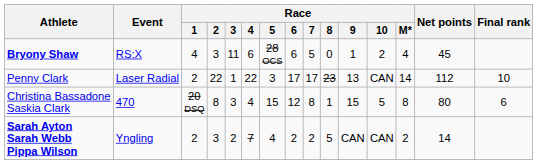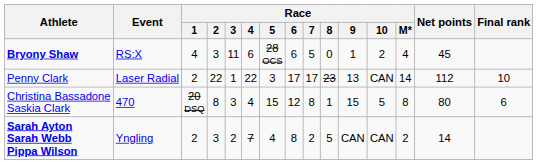(294, 139) 2 -> (294, 139) 8
